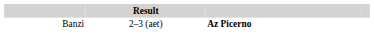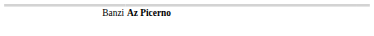- column: (146, 11)
